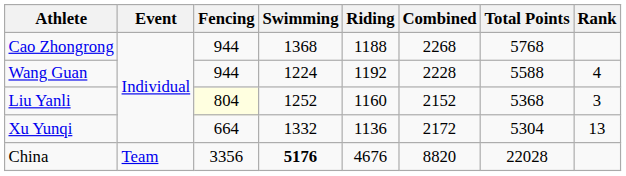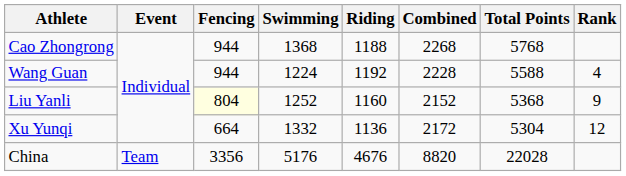(597, 101) 3 -> (597, 101) 9
(597, 128) 13 -> (597, 128) 12
(300, 156) bold -> (300, 156) normal
